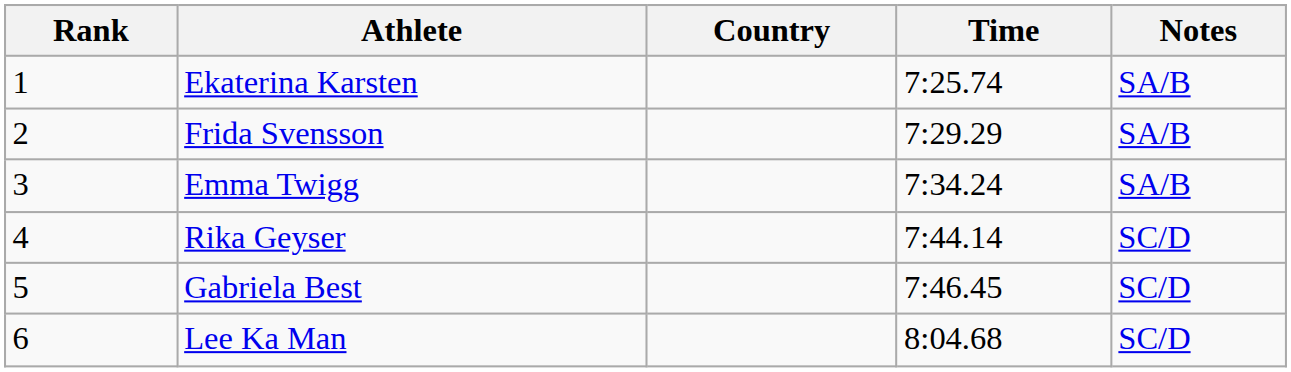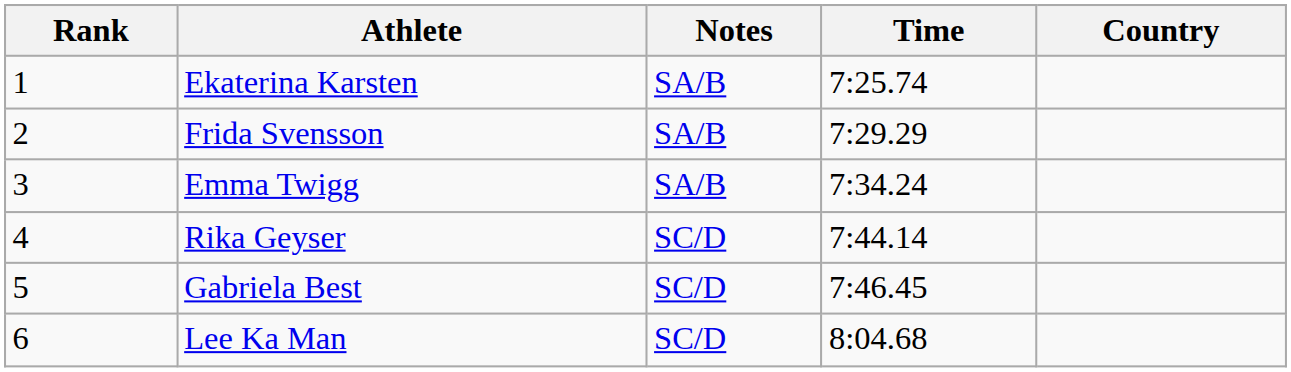columns swapped: (772, 30) <-> (1198, 30)
